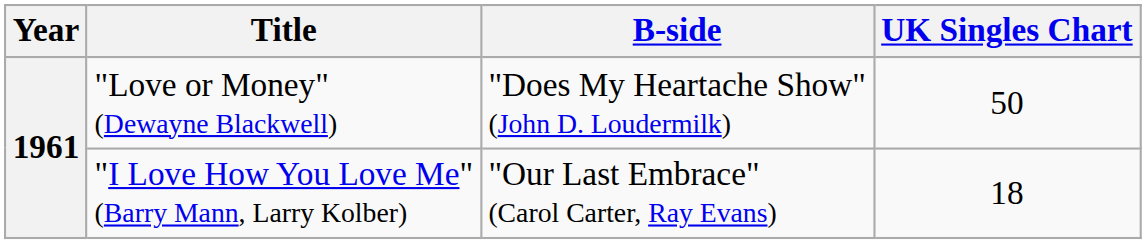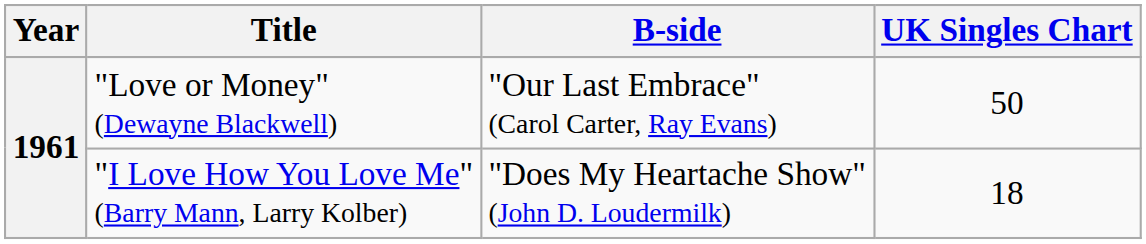(677, 102) "Does My Heartache Show" (John D. Loudermilk) -> (633, 102) "Our Last Embrace" (Carol Carter, Ray Evans)
(633, 192) "Our Last Embrace" (Carol Carter, Ray Evans) -> (677, 192) "Does My Heartache Show" (John D. Loudermilk)
